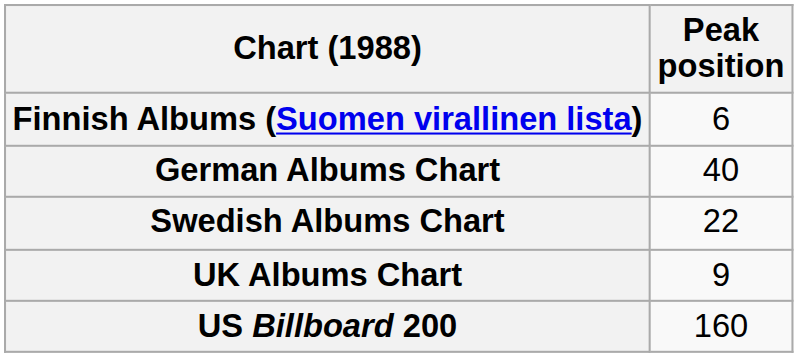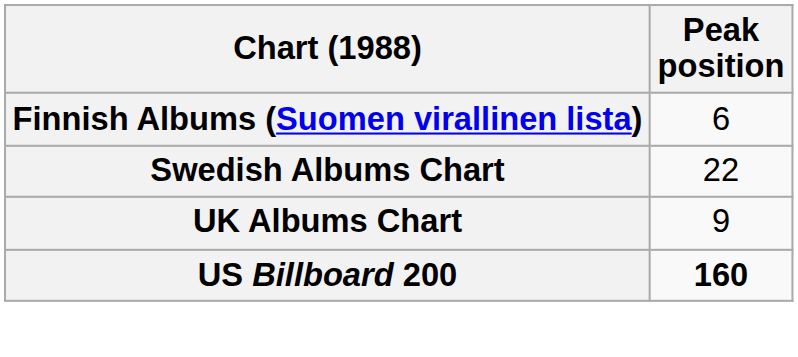- row: (327, 170)
(721, 325) normal -> (721, 274) bold
